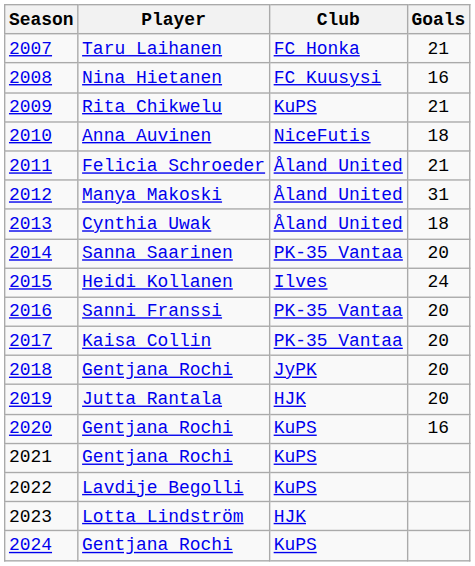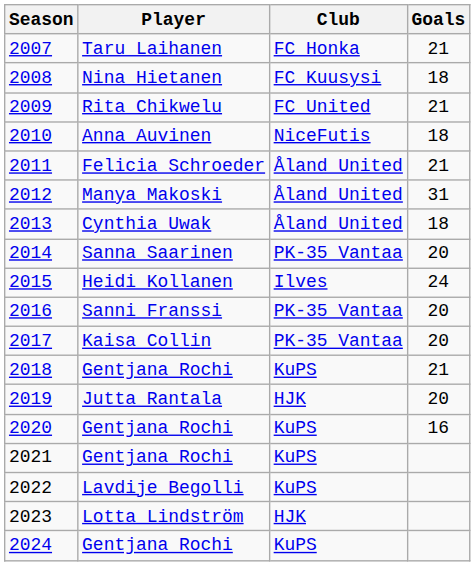(438, 78) 16 -> (438, 78) 18
(295, 107) KuPS -> (322, 107) FC United
(295, 370) JyPK -> (295, 370) KuPS
(438, 370) 20 -> (438, 370) 21
